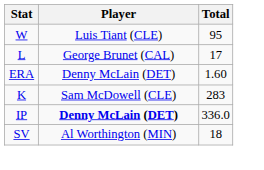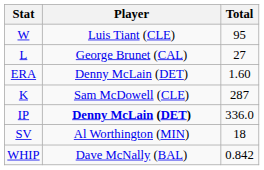(216, 54) 17 -> (240, 54) 27
(216, 94) 283 -> (240, 94) 287
+ row: (23, 154)
